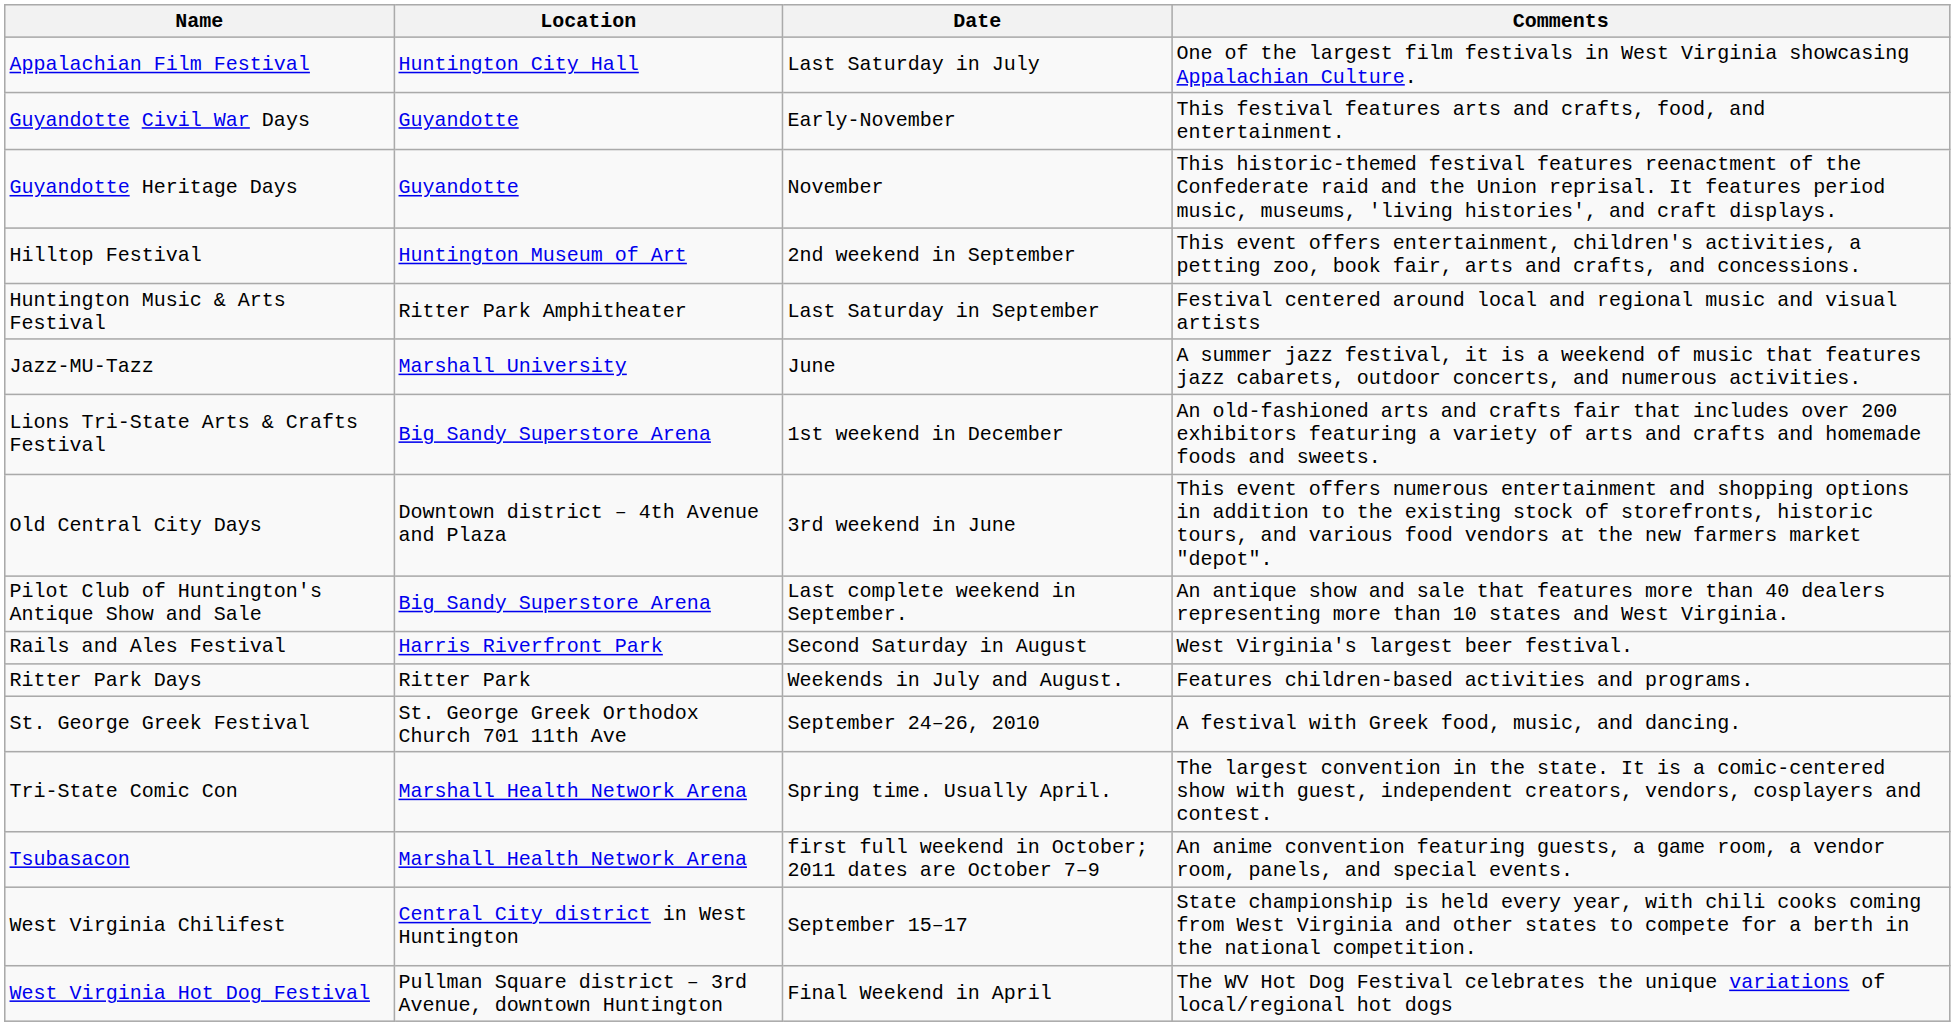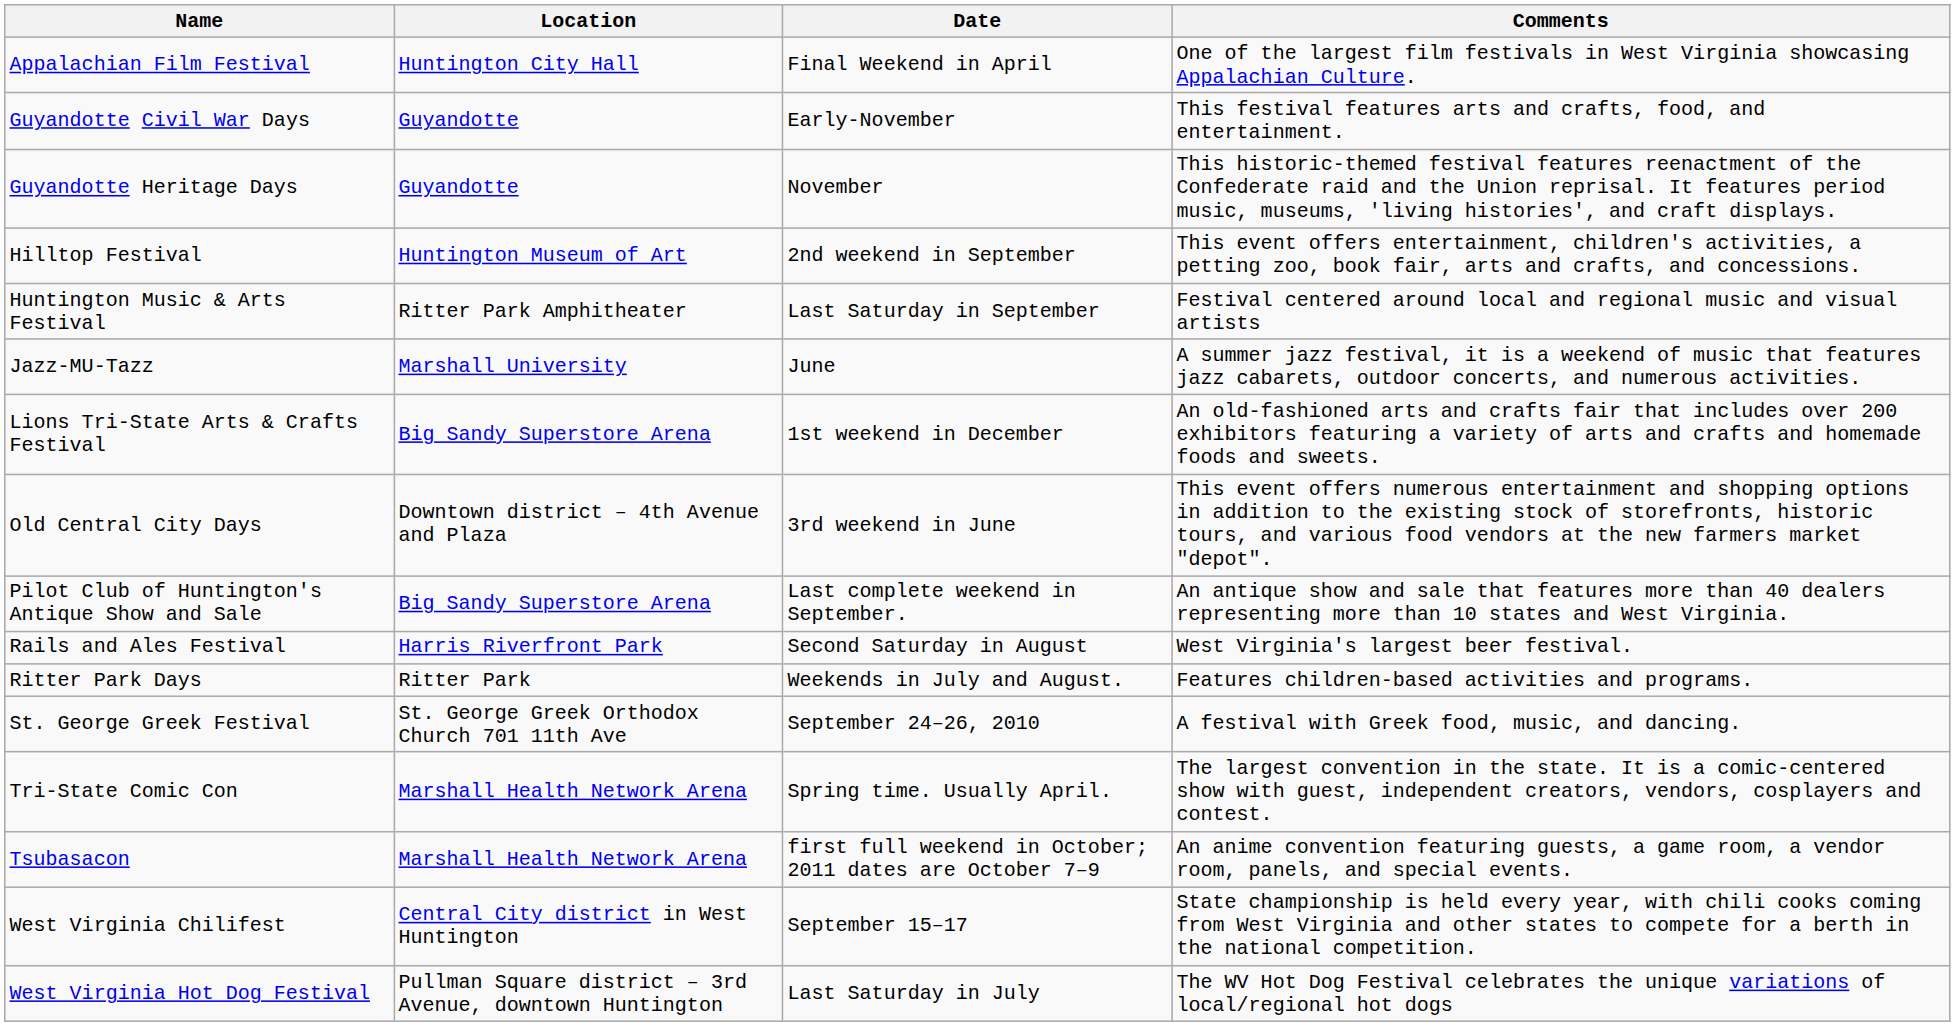(914, 65) Last Saturday in July -> (920, 65) Final Weekend in April
(920, 994) Final Weekend in April -> (914, 994) Last Saturday in July
